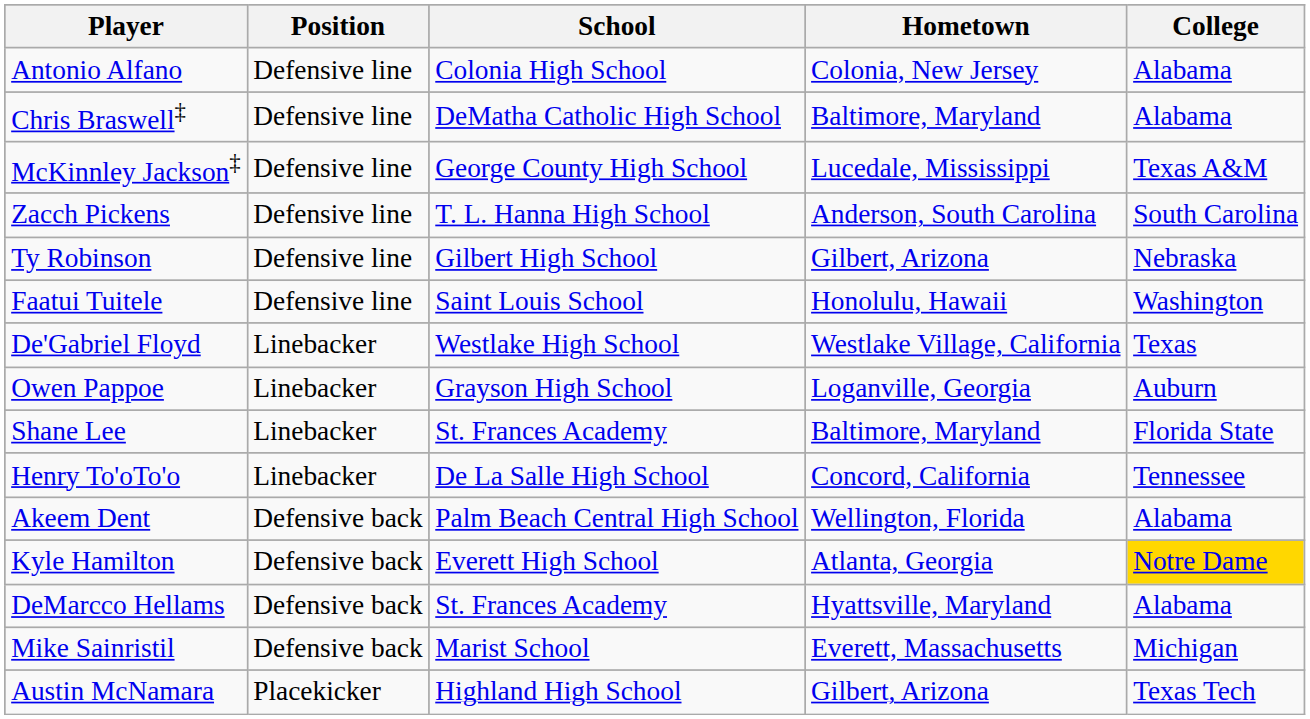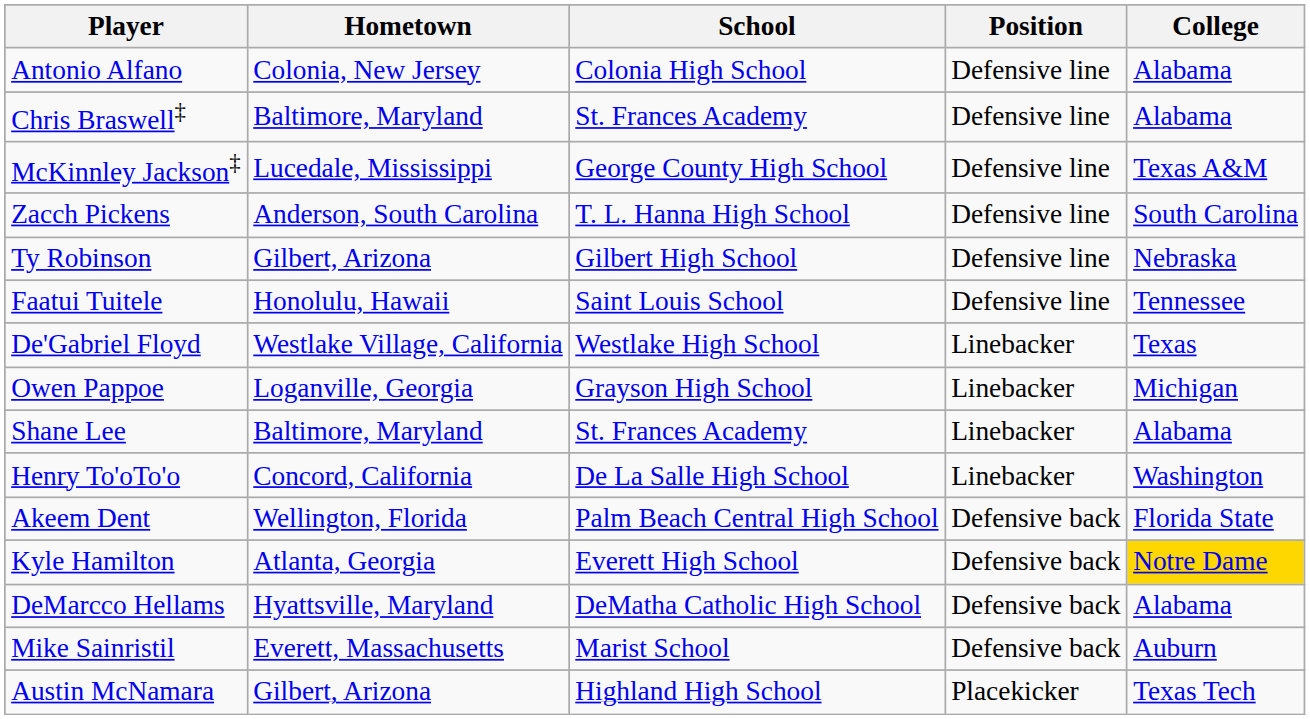columns swapped: (338, 26) <-> (966, 26)
(608, 116) DeMatha Catholic High School -> (691, 116) St. Frances Academy
(1198, 301) Washington -> (1189, 301) Tennessee
(1175, 388) Auburn -> (1186, 388) Michigan
(1203, 431) Florida State -> (1183, 431) Alabama
(1189, 474) Tennessee -> (1198, 474) Washington
(1183, 518) Alabama -> (1203, 518) Florida State
(551, 605) St. Frances Academy -> (748, 605) DeMatha Catholic High School
(1186, 648) Michigan -> (1175, 648) Auburn
